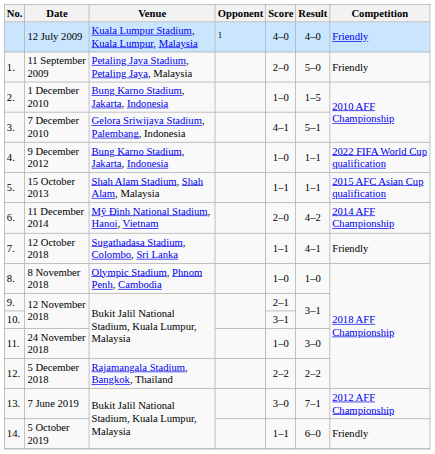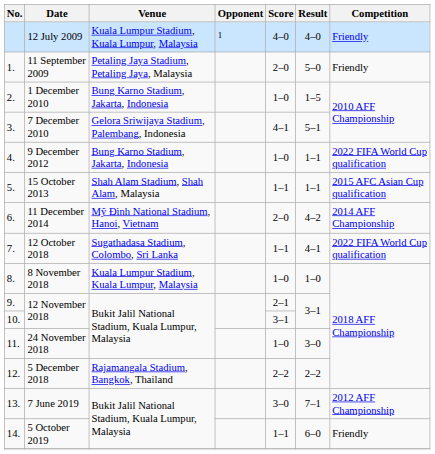(350, 248) Friendly -> (380, 248) 2022 FIFA World Cup qualification
(147, 278) Olympic Stadium, Phnom Penh, Cambodia -> (145, 278) Kuala Lumpur Stadium, Kuala Lumpur, Malaysia
